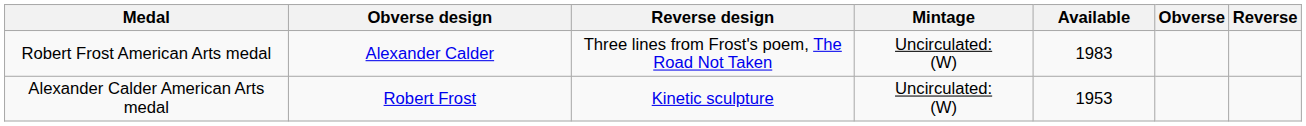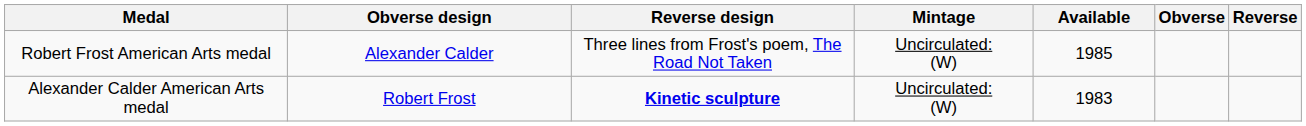(1094, 53) 1983 -> (1094, 53) 1985
(713, 98) normal -> (712, 98) bold
(1094, 98) 1953 -> (1094, 98) 1983
